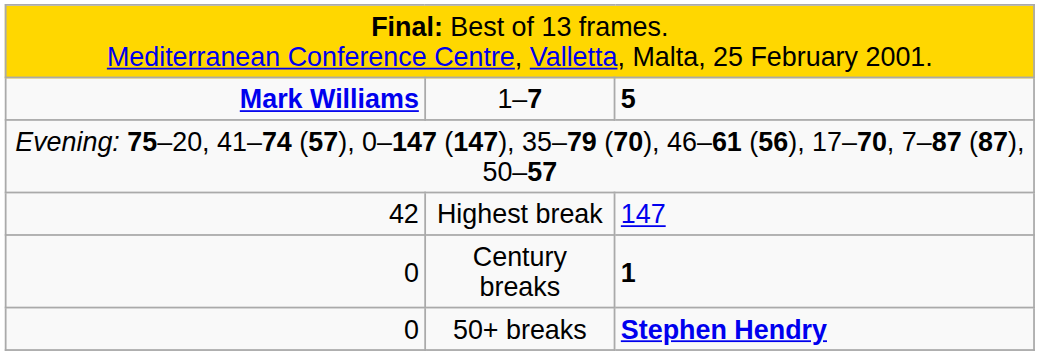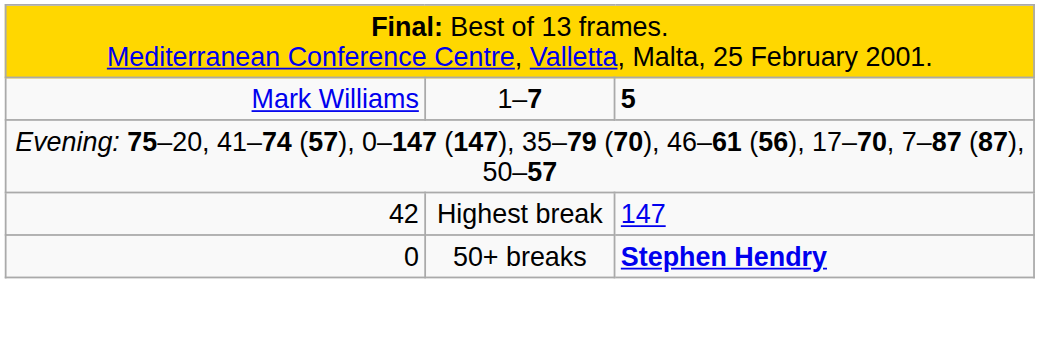(329, 99) bold -> (335, 99) normal
- row: (520, 272)
